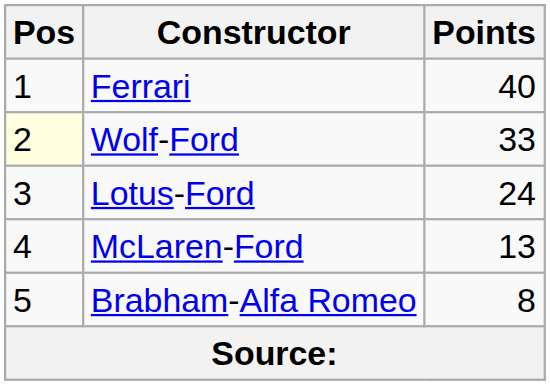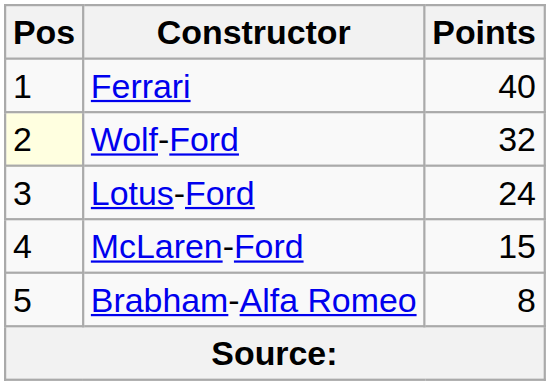(517, 139) 33 -> (517, 139) 32
(517, 247) 13 -> (517, 247) 15
